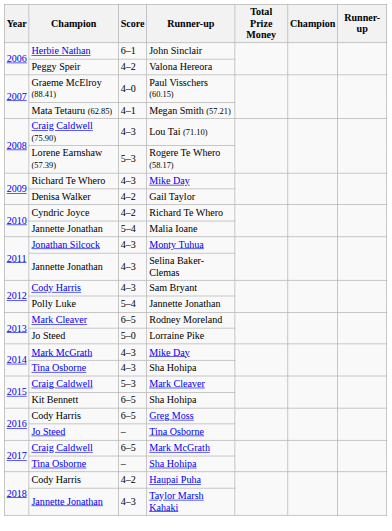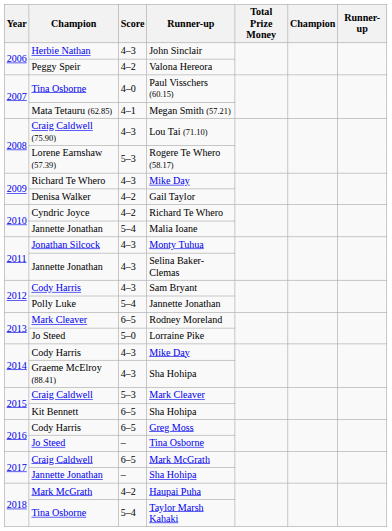(128, 51) 6–1 -> (128, 51) 4–3
(67, 88) Graeme McElroy (88.41) -> (59, 88) Tina Osborne
(62, 352) Mark McGrath -> (56, 352) Cody Harris
(59, 368) Tina Osborne -> (67, 373) Graeme McElroy (88.41)
(59, 464) Tina Osborne -> (67, 475) Jannette Jonathan
(56, 480) Cody Harris -> (62, 491) Mark McGrath
(67, 501) Jannette Jonathan -> (59, 513) Tina Osborne
(128, 501) 4–3 -> (128, 513) 5–4
